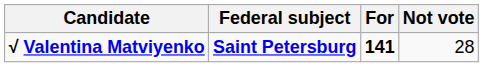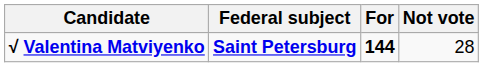(380, 47) 141 -> (380, 47) 144
